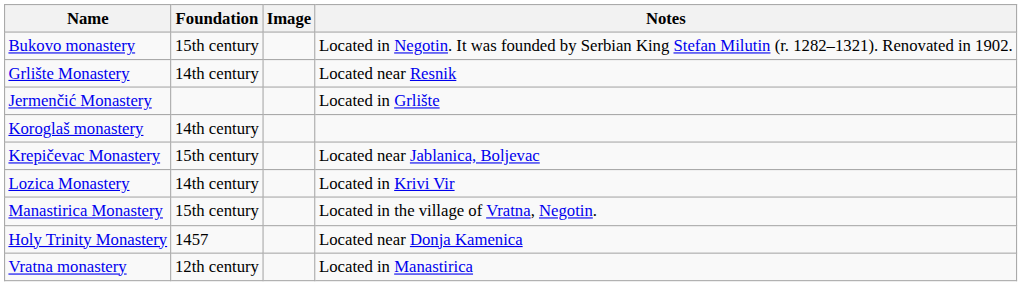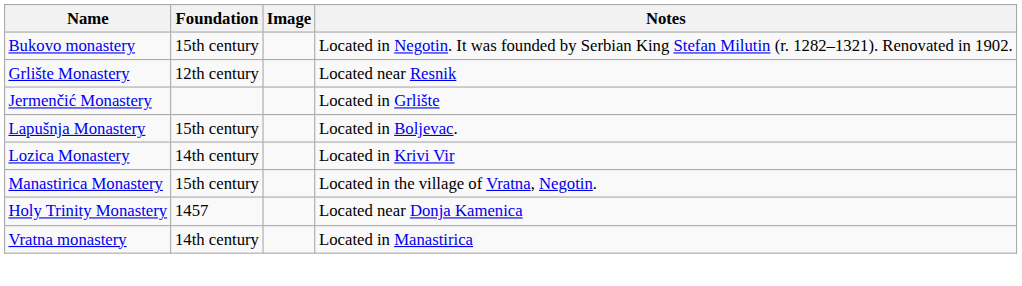(217, 73) 14th century -> (217, 73) 12th century
- row: (76, 128)
- row: (84, 156)
+ row: (77, 128)
(217, 266) 12th century -> (217, 239) 14th century
